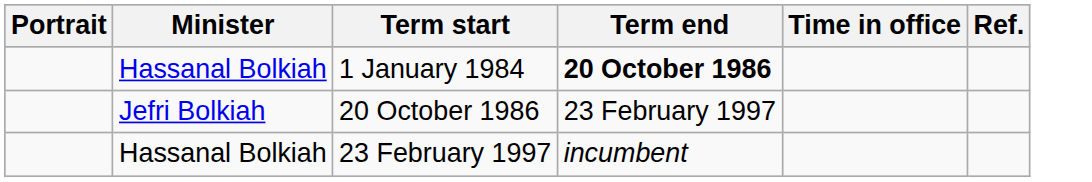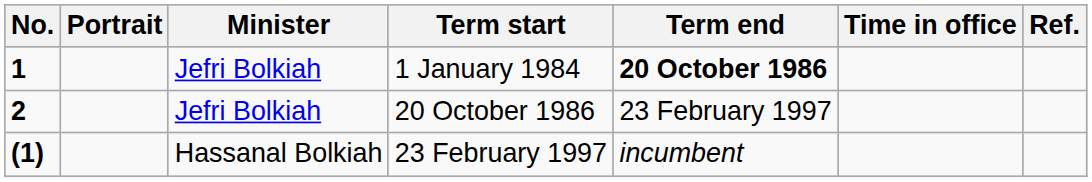+ column: (33, 25)
(223, 68) Hassanal Bolkiah -> (248, 68) Jefri Bolkiah
